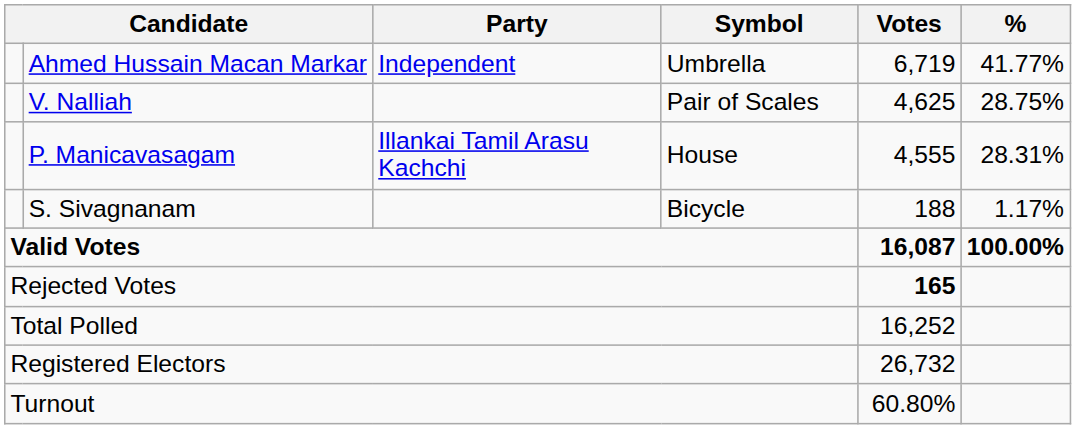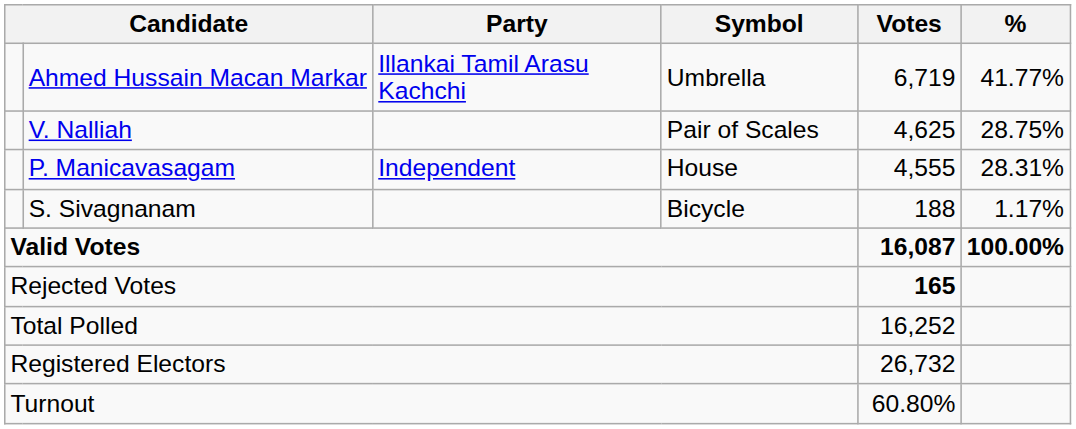(447, 63) Independent -> (483, 76) Illankai Tamil Arasu Kachchi
(483, 155) Illankai Tamil Arasu Kachchi -> (447, 168) Independent
